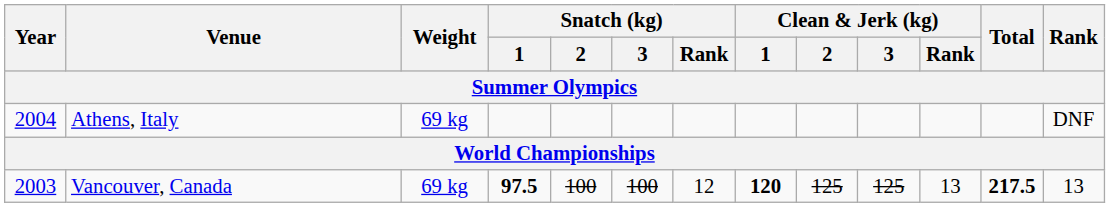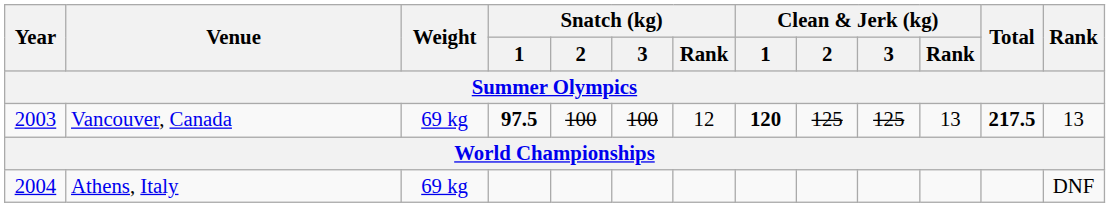rows swapped: (125, 119) <-> (151, 185)
